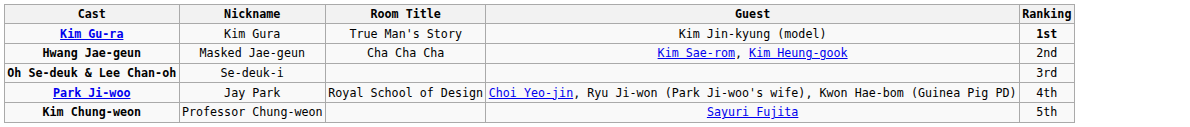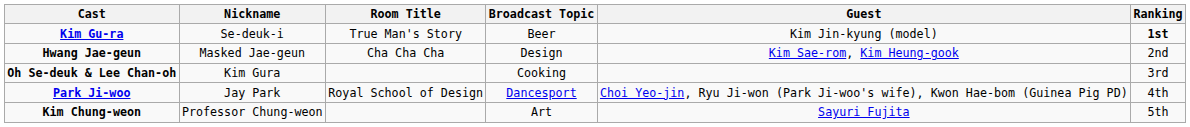+ column: (542, 14)
(252, 34) Kim Gura -> (252, 34) Se-deuk-i
(252, 73) Se-deuk-i -> (252, 73) Kim Gura
